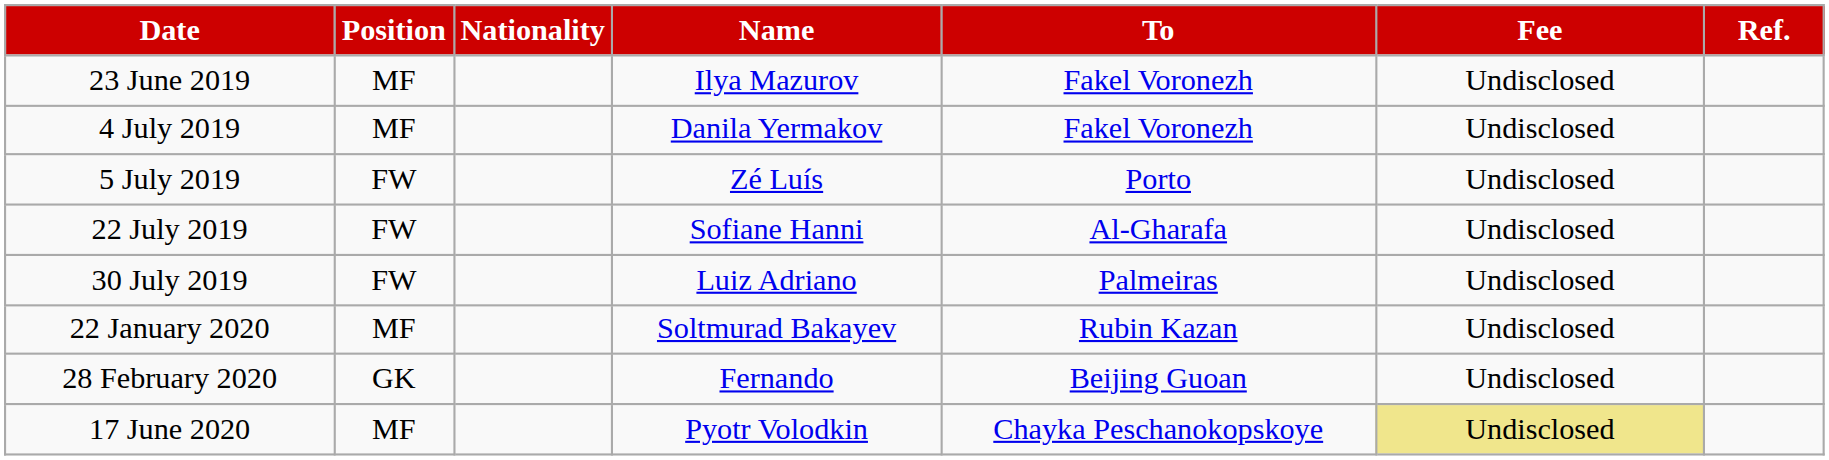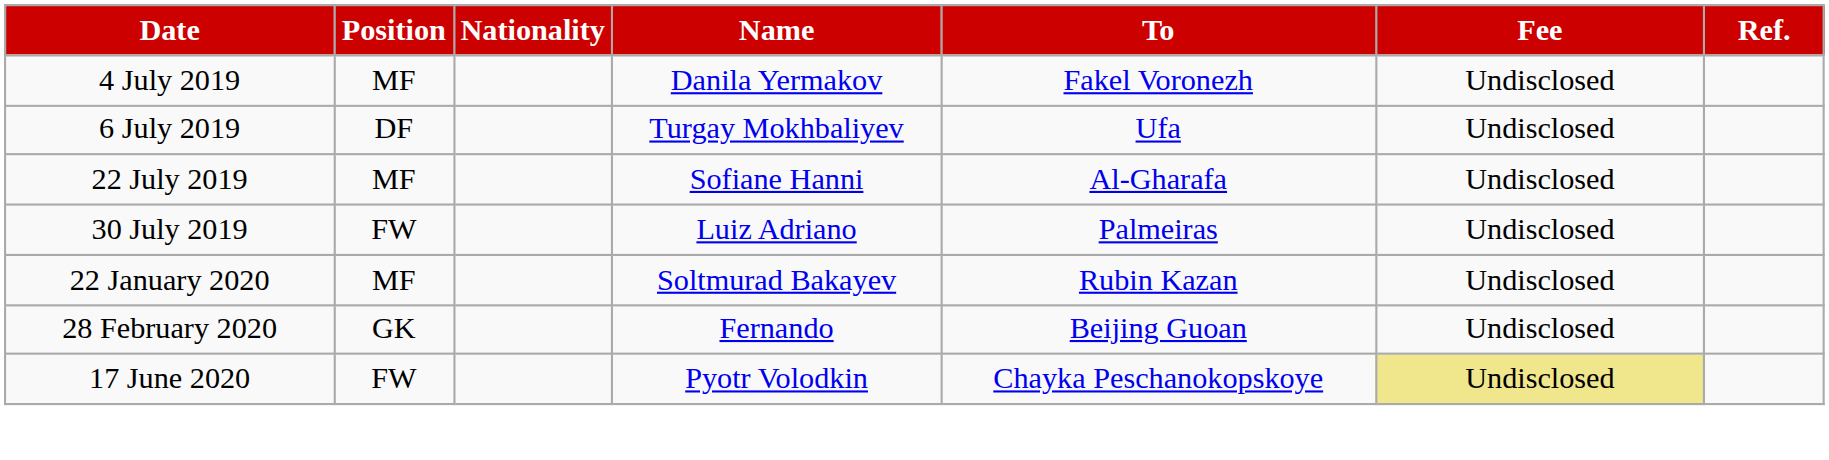- row: (170, 79)
- row: (170, 179)
+ row: (170, 129)
(394, 229) FW -> (394, 179) MF
(394, 428) MF -> (394, 378) FW
